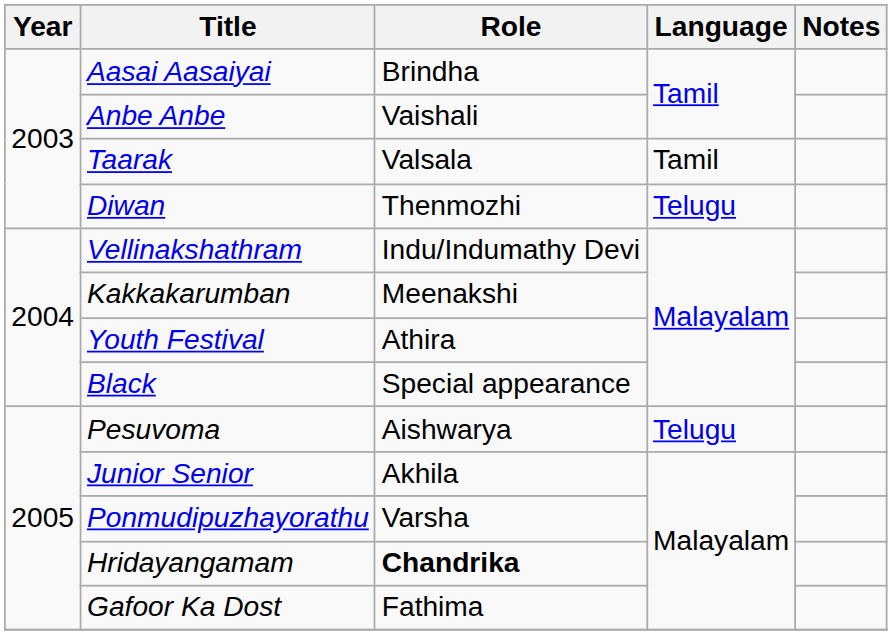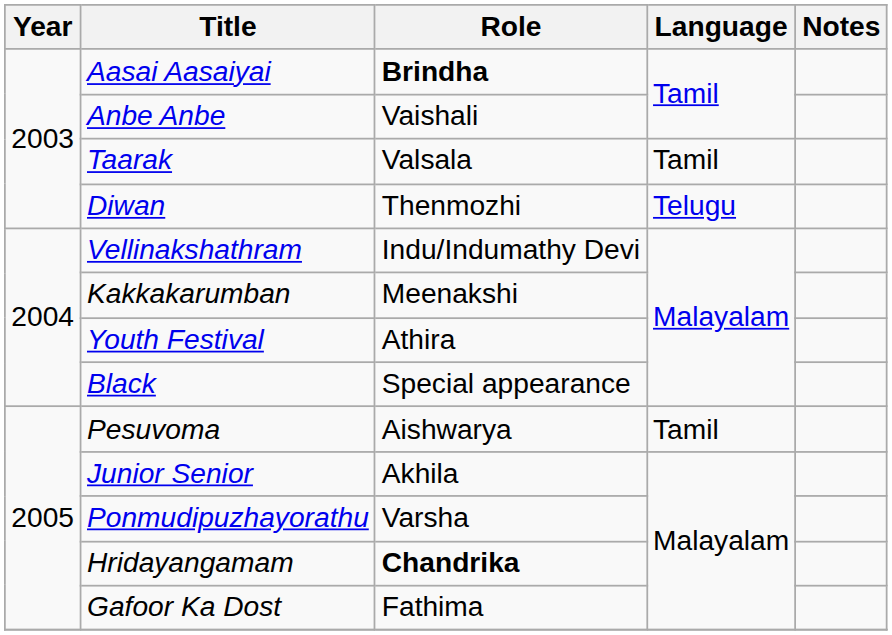(430, 71) normal -> (435, 71) bold
(695, 428) Telugu -> (686, 428) Tamil
